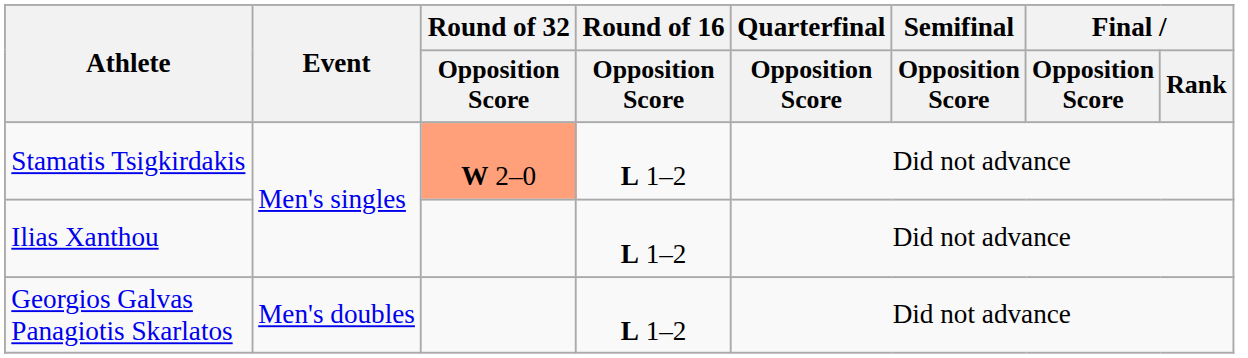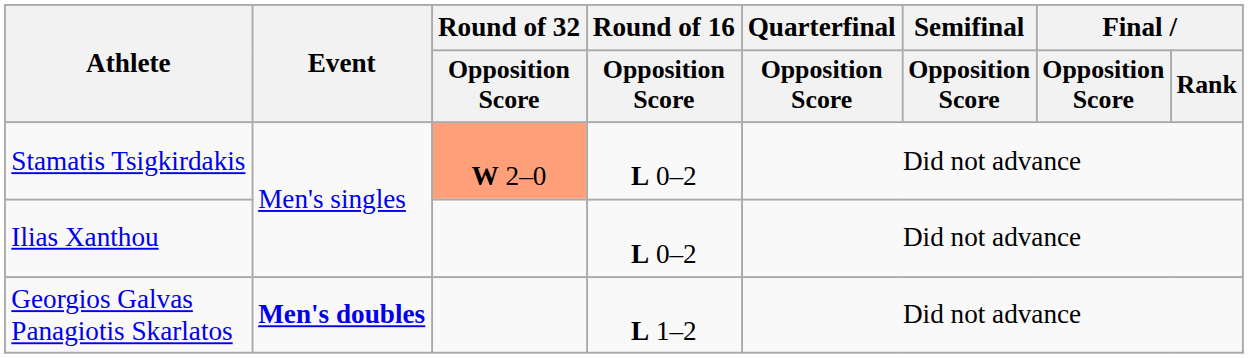(654, 177) L 1–2 -> (664, 177) L 0–2
(654, 254) L 1–2 -> (664, 254) L 0–2
(337, 315) normal -> (342, 315) bold
